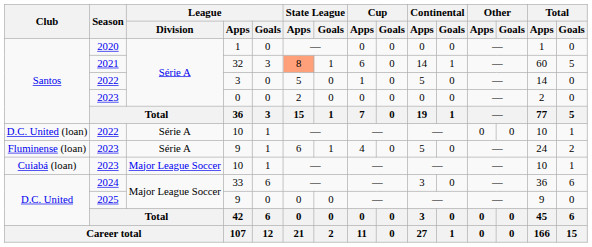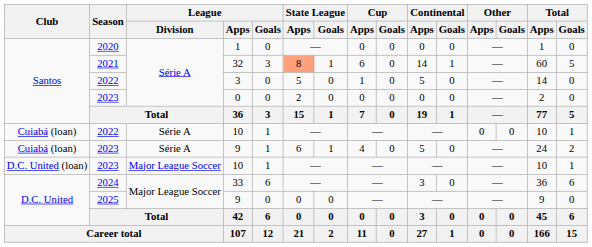(47, 132) D.C. United (loan) -> (47, 132) Cuiabá (loan)
(47, 149) Fluminense (loan) -> (47, 149) Cuiabá (loan)
(47, 166) Cuiabá (loan) -> (47, 166) D.C. United (loan)
